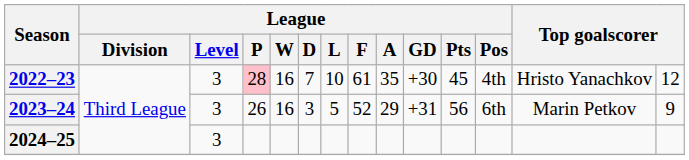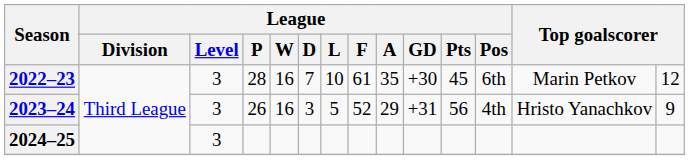(257, 79) pink background -> (257, 79) no background
(494, 79) 4th -> (494, 79) 6th
(584, 79) Hristo Yanachkov -> (584, 79) Marin Petkov
(494, 109) 6th -> (494, 109) 4th
(584, 109) Marin Petkov -> (584, 109) Hristo Yanachkov
